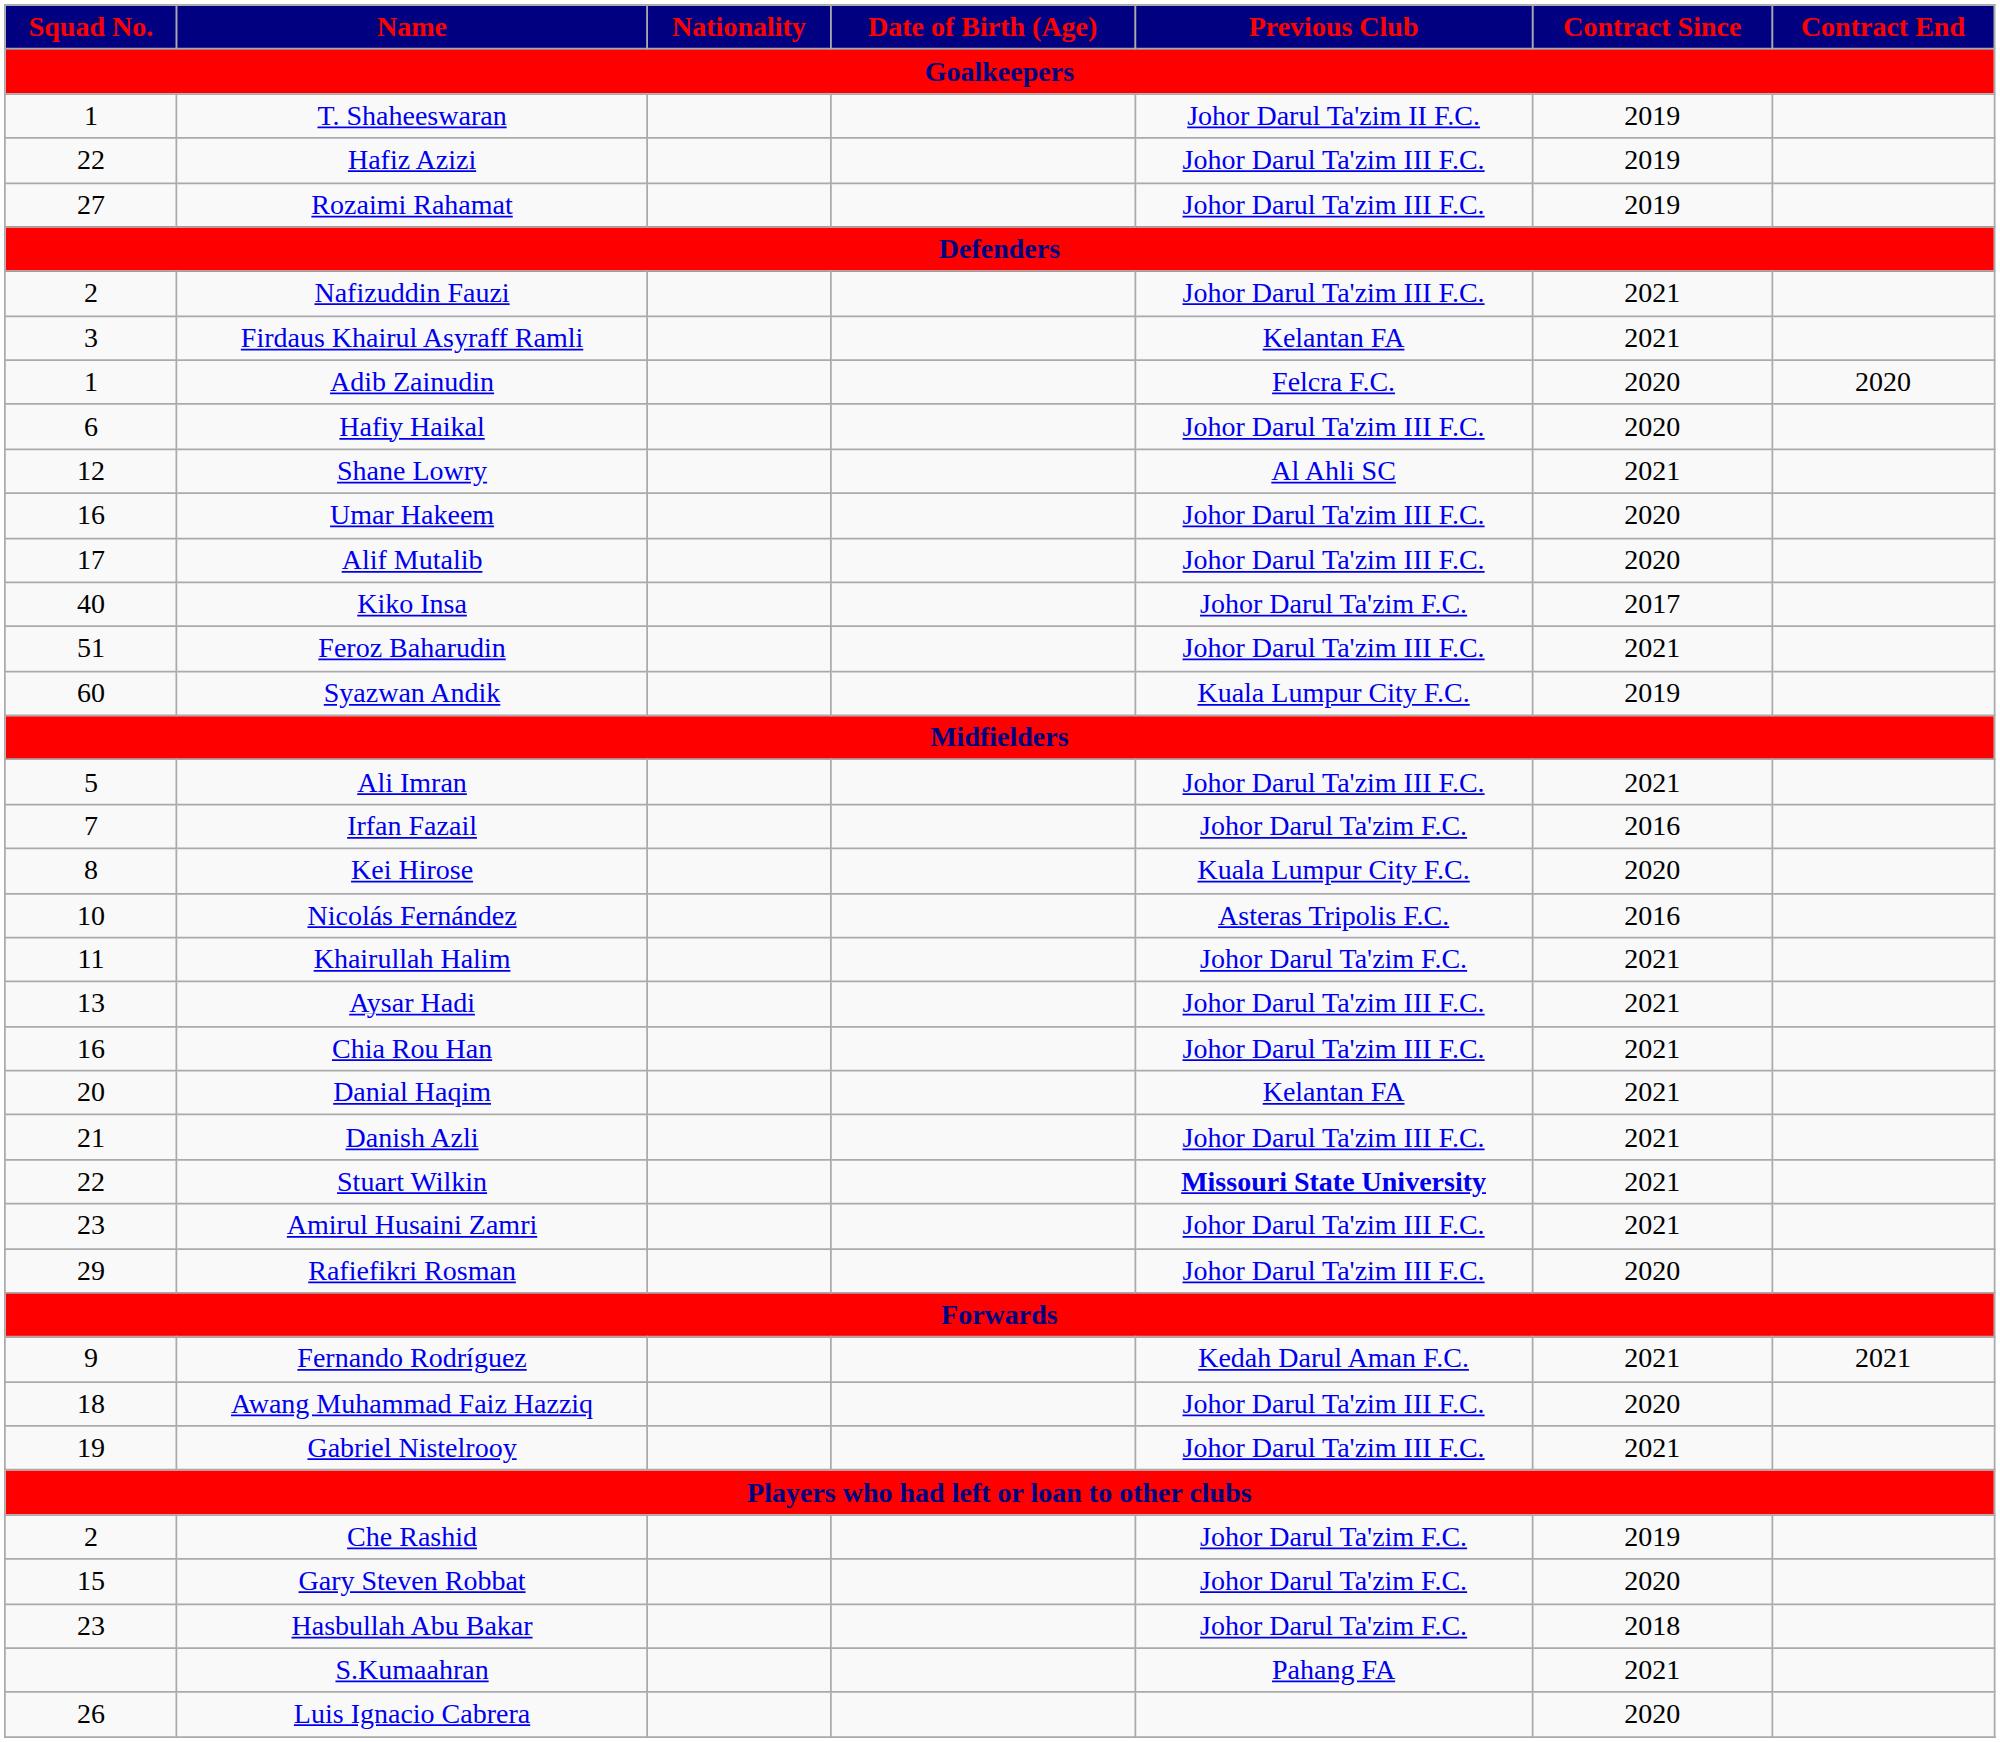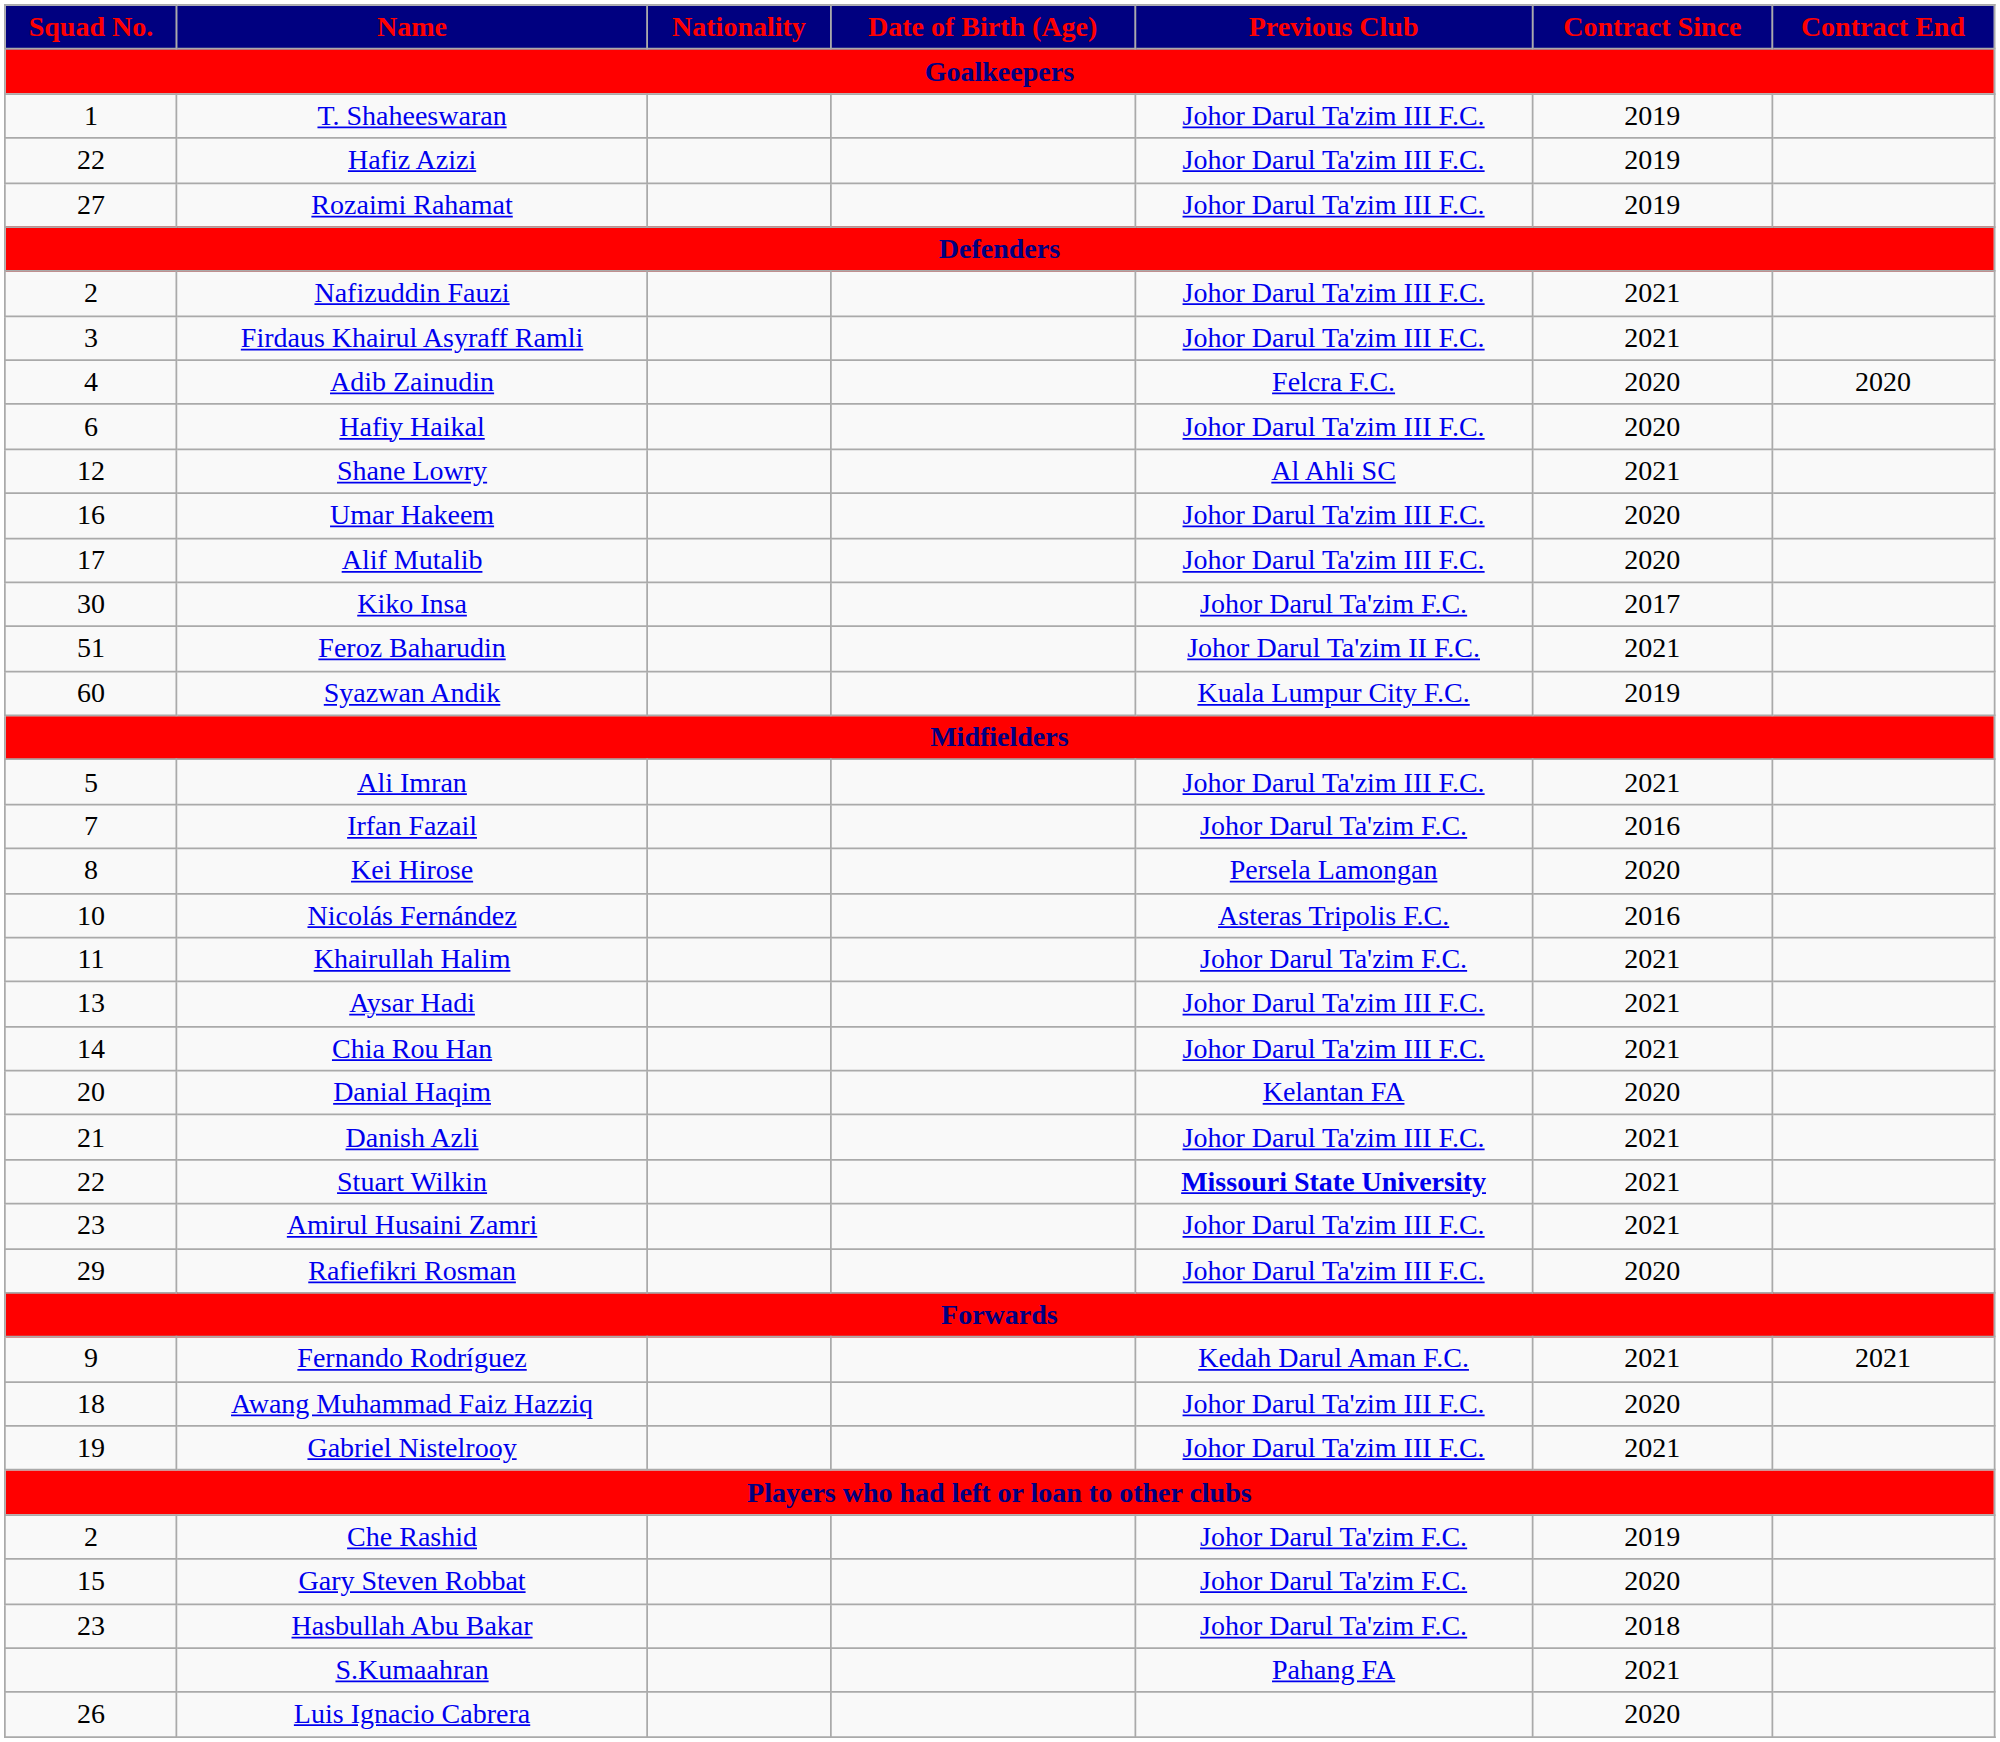(1334, 115) Johor Darul Ta'zim II F.C. -> (1334, 115) Johor Darul Ta'zim III F.C.
(1334, 337) Kelantan FA -> (1334, 337) Johor Darul Ta'zim III F.C.
(91, 381) 1 -> (91, 381) 4
(91, 603) 40 -> (91, 603) 30
(1334, 648) Johor Darul Ta'zim III F.C. -> (1334, 648) Johor Darul Ta'zim II F.C.
(1334, 870) Kuala Lumpur City F.C. -> (1334, 870) Persela Lamongan
(91, 1048) 16 -> (91, 1048) 14
(1652, 1092) 2021 -> (1652, 1092) 2020
